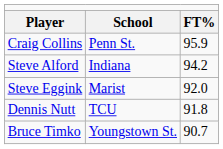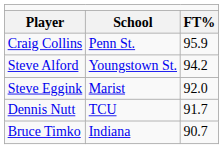(110, 66) Indiana -> (133, 66) Youngstown St.
(196, 110) 91.8 -> (196, 110) 91.7
(133, 132) Youngstown St. -> (110, 132) Indiana
